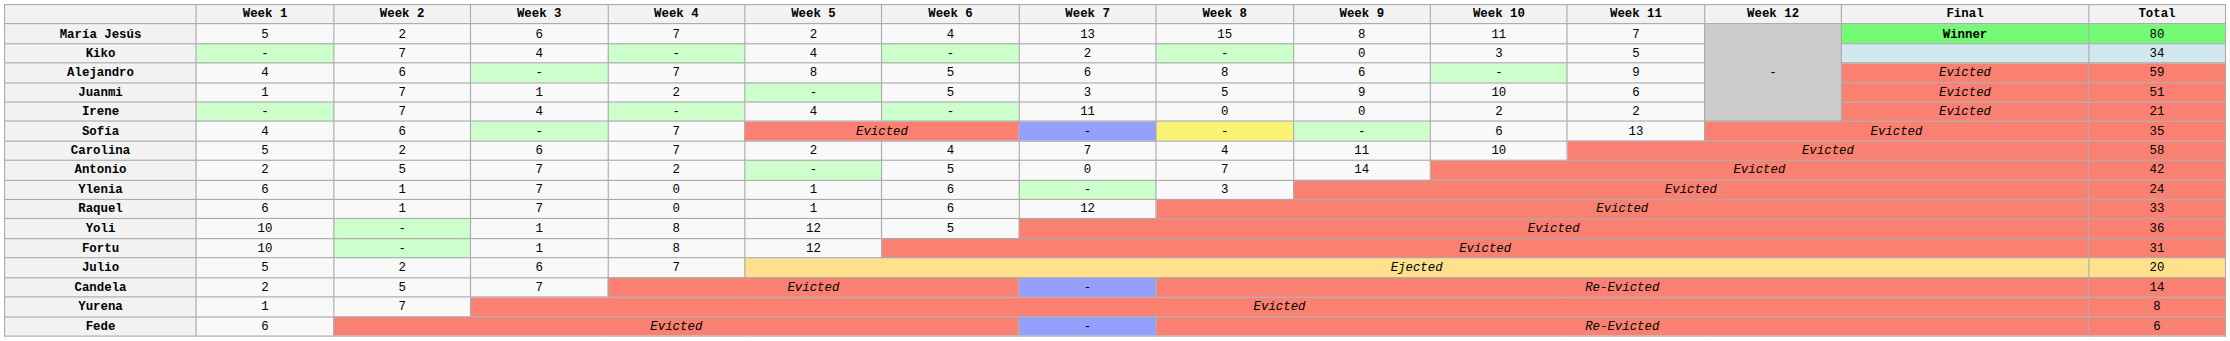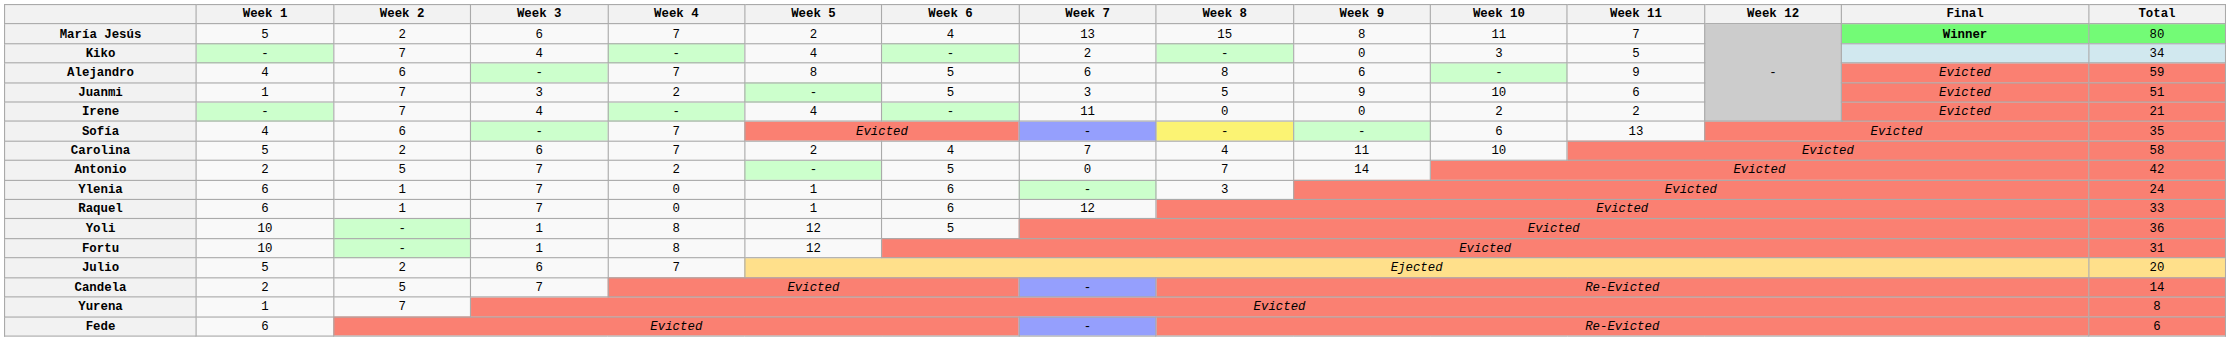(539, 92) 1 -> (539, 92) 3
